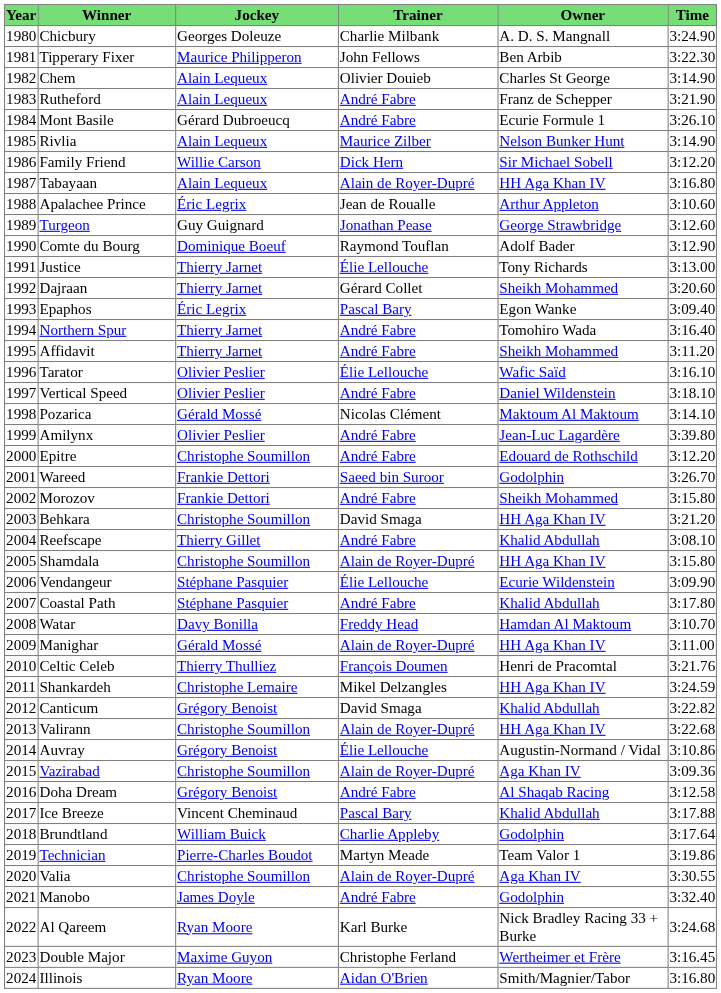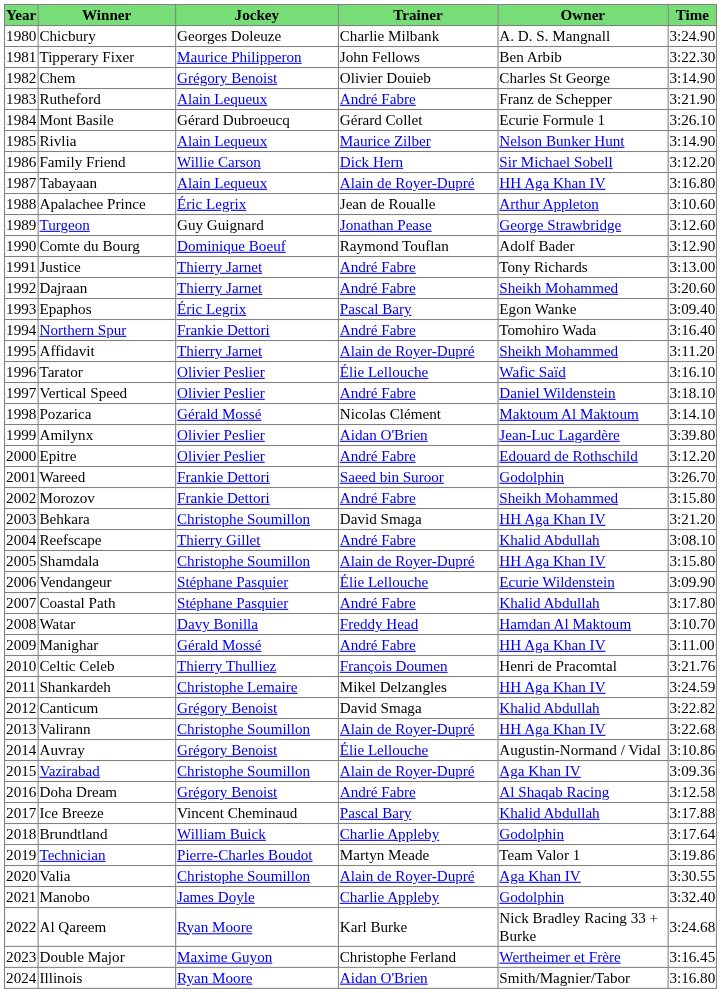(222, 77) Alain Lequeux -> (227, 77) Grégory Benoist
(378, 119) André Fabre -> (381, 119) Gérard Collet
(384, 266) Élie Lellouche -> (378, 266) André Fabre
(381, 287) Gérard Collet -> (378, 287) André Fabre
(220, 329) Thierry Jarnet -> (223, 329) Frankie Dettori
(378, 350) André Fabre -> (407, 350) Alain de Royer-Dupré
(378, 434) André Fabre -> (384, 434) Aidan O'Brien
(244, 455) Christophe Soumillon -> (221, 455) Olivier Peslier
(407, 644) Alain de Royer-Dupré -> (378, 644) André Fabre
(378, 896) André Fabre -> (390, 896) Charlie Appleby
